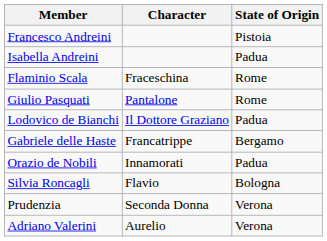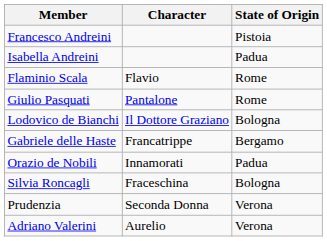(157, 78) Fraceschina -> (142, 78) Flavio
(251, 120) Padua -> (258, 120) Bologna
(142, 183) Flavio -> (157, 183) Fraceschina
